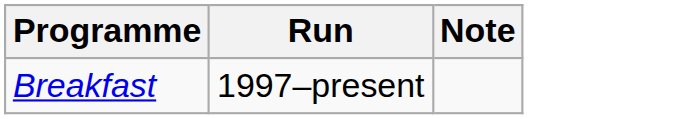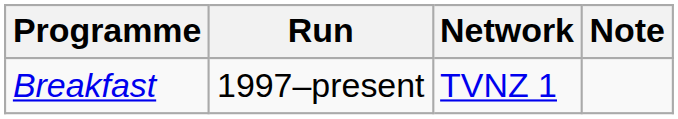+ column: (507, 31)
